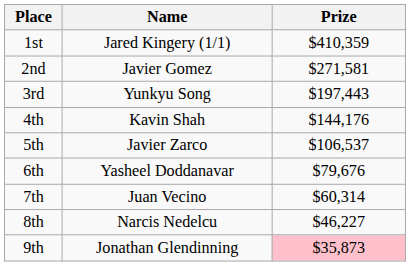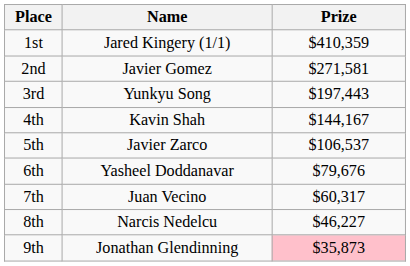(339, 119) $144,176 -> (339, 119) $144,167
(339, 196) $60,314 -> (339, 196) $60,317
